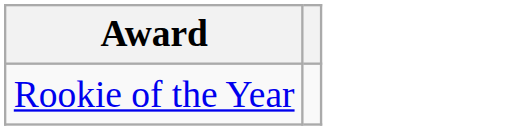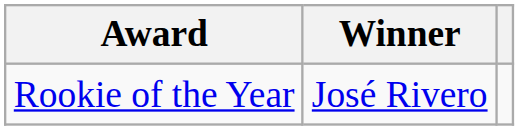+ column: (400, 34)
